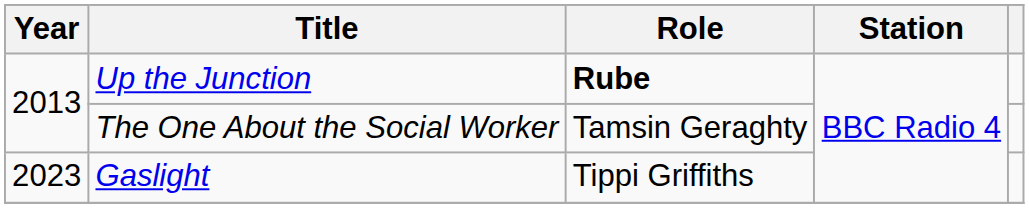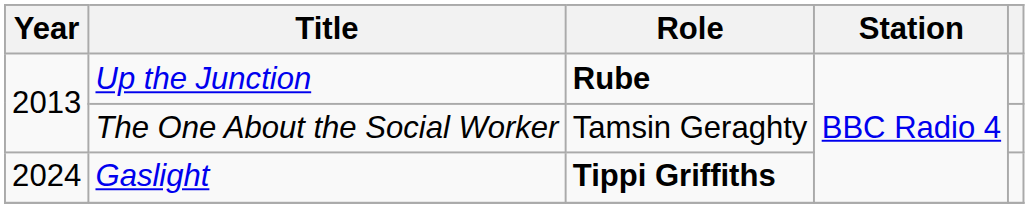(47, 176) 2023 -> (47, 176) 2024
(663, 176) normal -> (674, 176) bold
